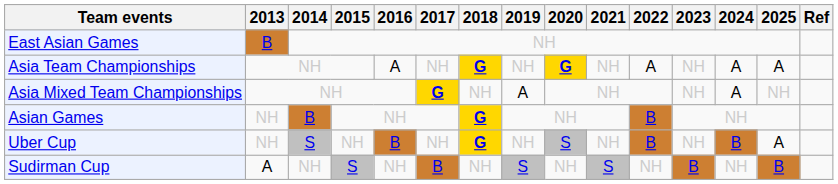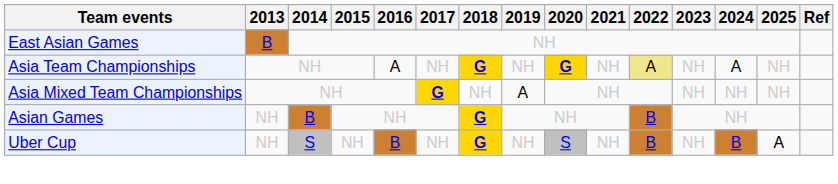(651, 68) no background -> (651, 68) khaki background
(779, 68) A -> (779, 68) NH
(736, 93) A -> (736, 93) NH
- row: (59, 168)
